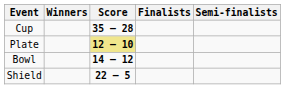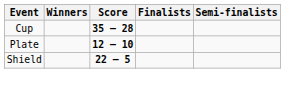(113, 44) khaki background -> (113, 44) no background
- row: (24, 60)
